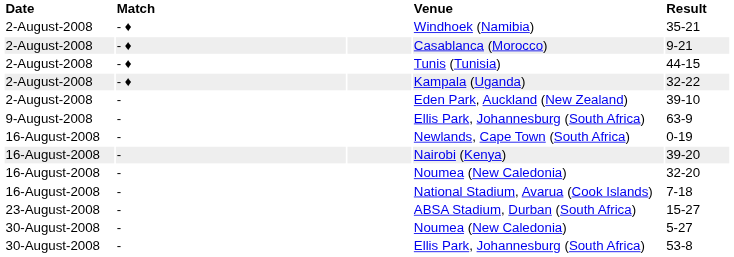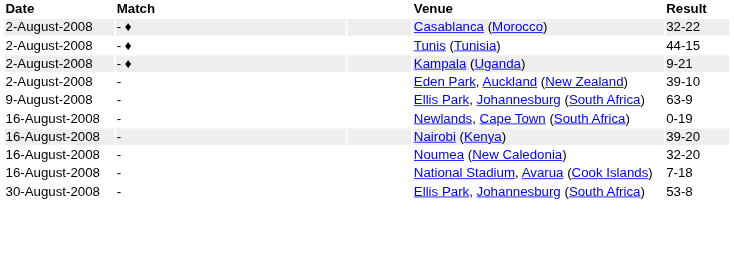- row: (49, 27)
(679, 45) 9-21 -> (683, 27) 32-22
(683, 82) 32-22 -> (679, 63) 9-21
- row: (53, 209)
- row: (53, 228)
